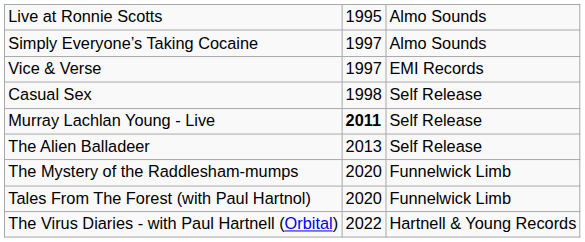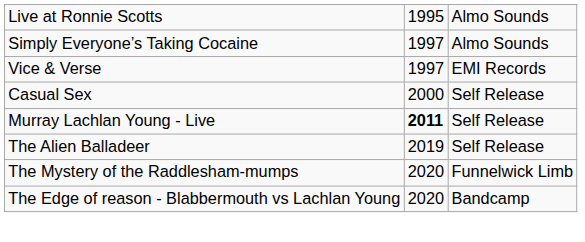(364, 95) 1998 -> (426, 95) 2000
(364, 146) 2013 -> (426, 146) 2019
- row: (160, 198)
+ row: (204, 198)
- row: (173, 224)
